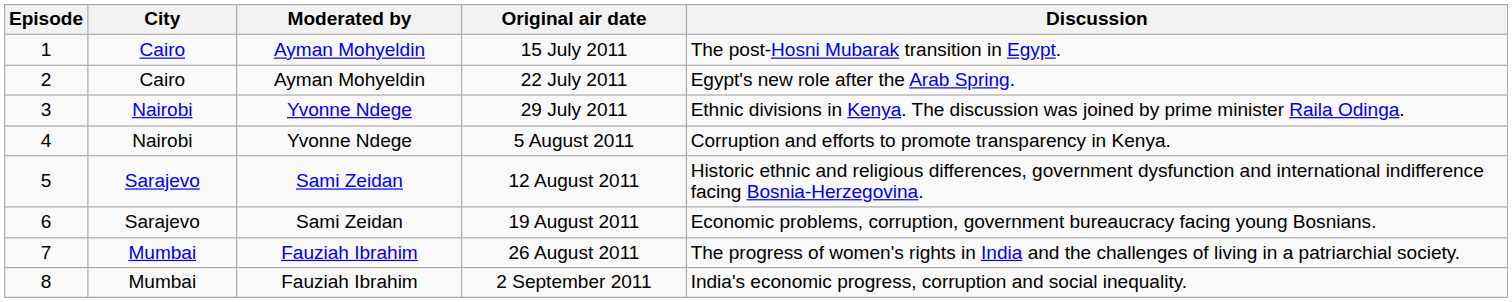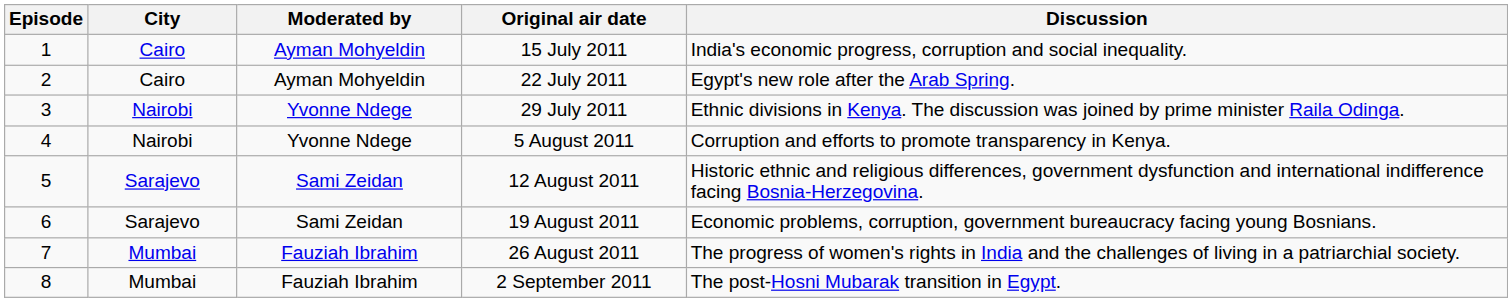(876, 49) The post-Hosni Mubarak transition in Egypt. -> (939, 49) India's economic progress, corruption and social inequality.
(939, 282) India's economic progress, corruption and social inequality. -> (876, 282) The post-Hosni Mubarak transition in Egypt.
